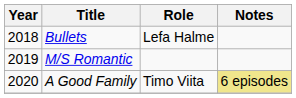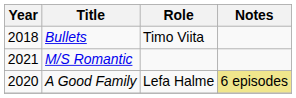(179, 37) Lefa Halme -> (174, 37) Timo Viita
(23, 59) 2019 -> (23, 59) 2021
(174, 81) Timo Viita -> (179, 81) Lefa Halme
